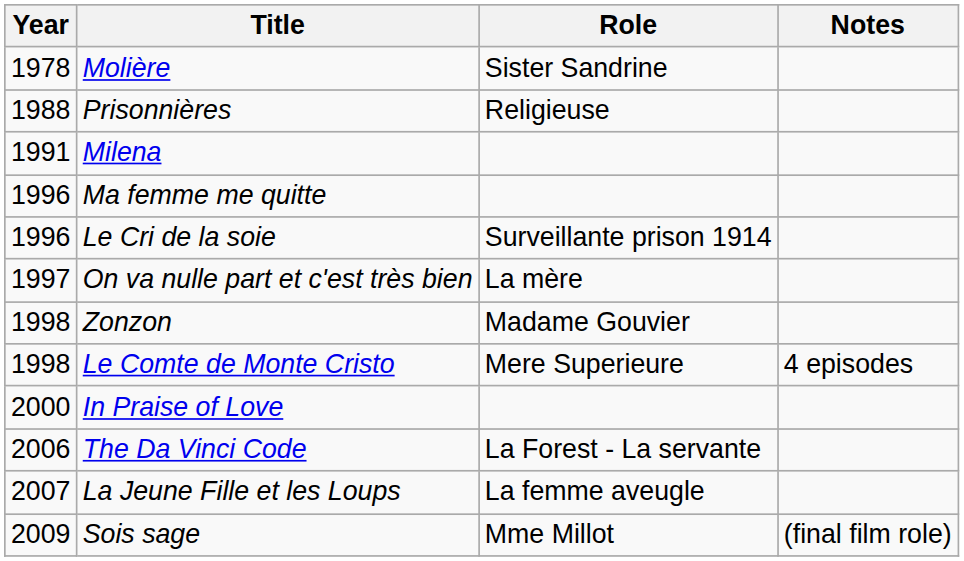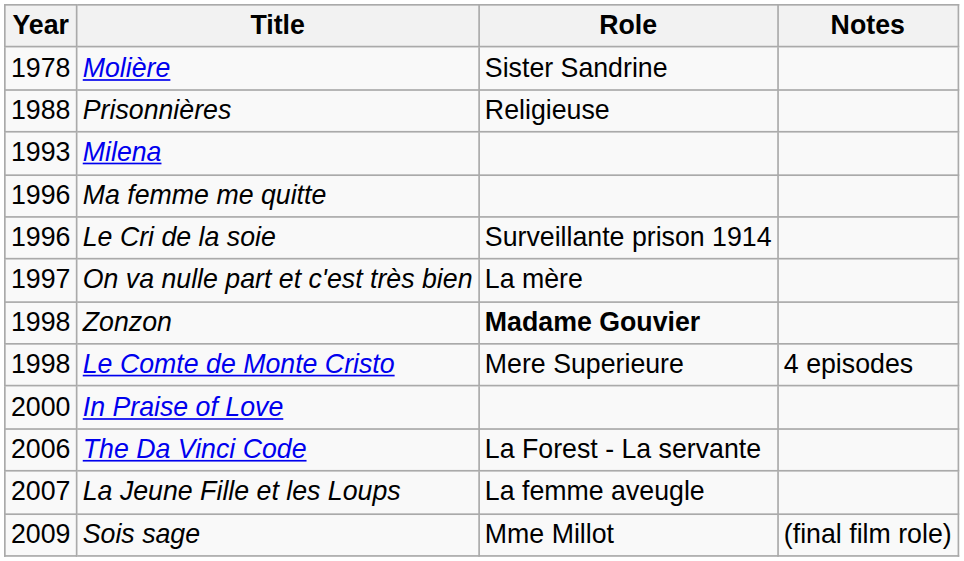(41, 152) 1991 -> (41, 152) 1993
(587, 322) normal -> (593, 322) bold
